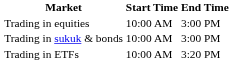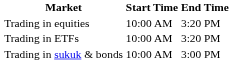(201, 23) 3:00 PM -> (201, 23) 3:20 PM
rows swapped: (41, 54) <-> (64, 38)
